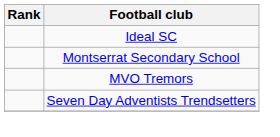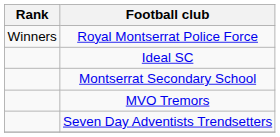+ row: (168, 36)
